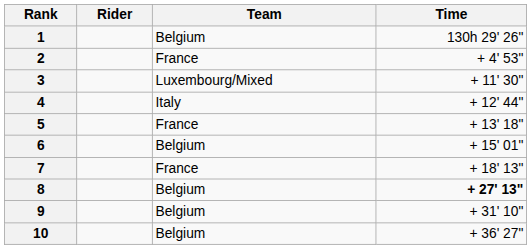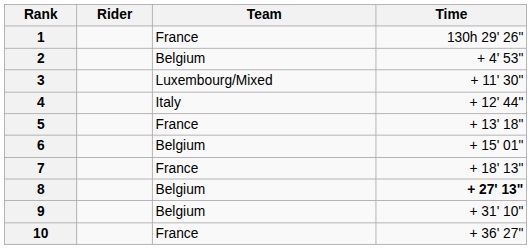(180, 37) Belgium -> (177, 37) France
(177, 59) France -> (180, 59) Belgium
(180, 233) Belgium -> (177, 233) France
